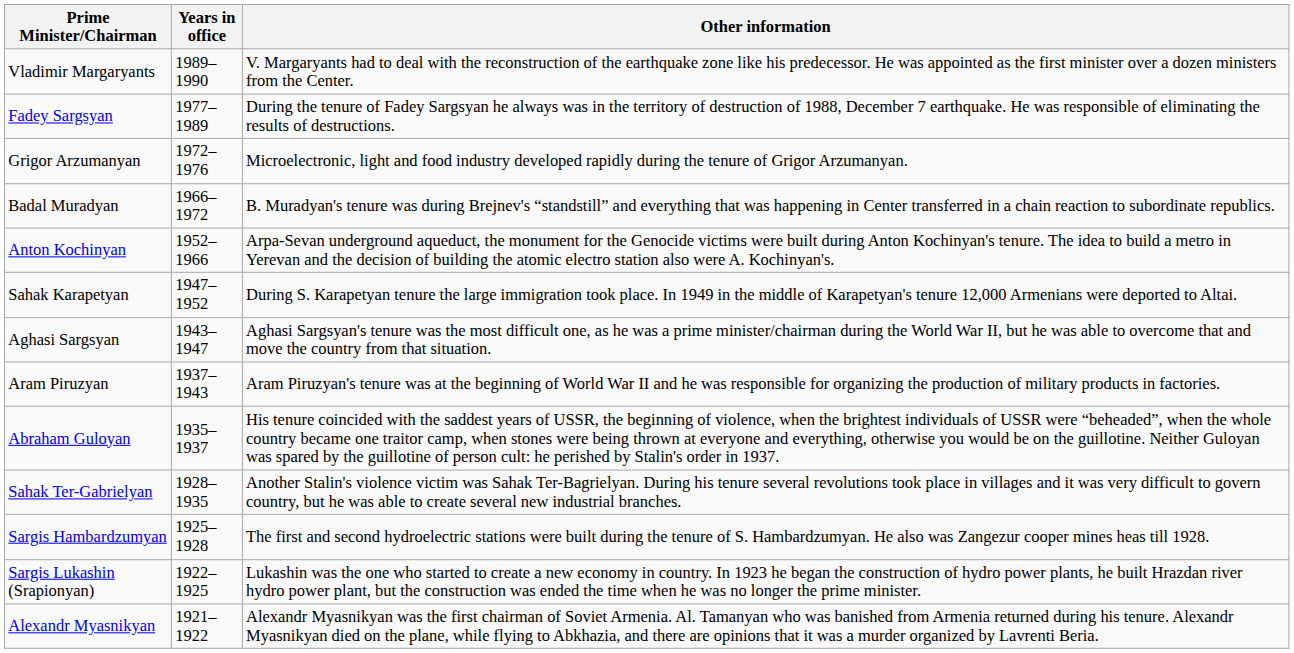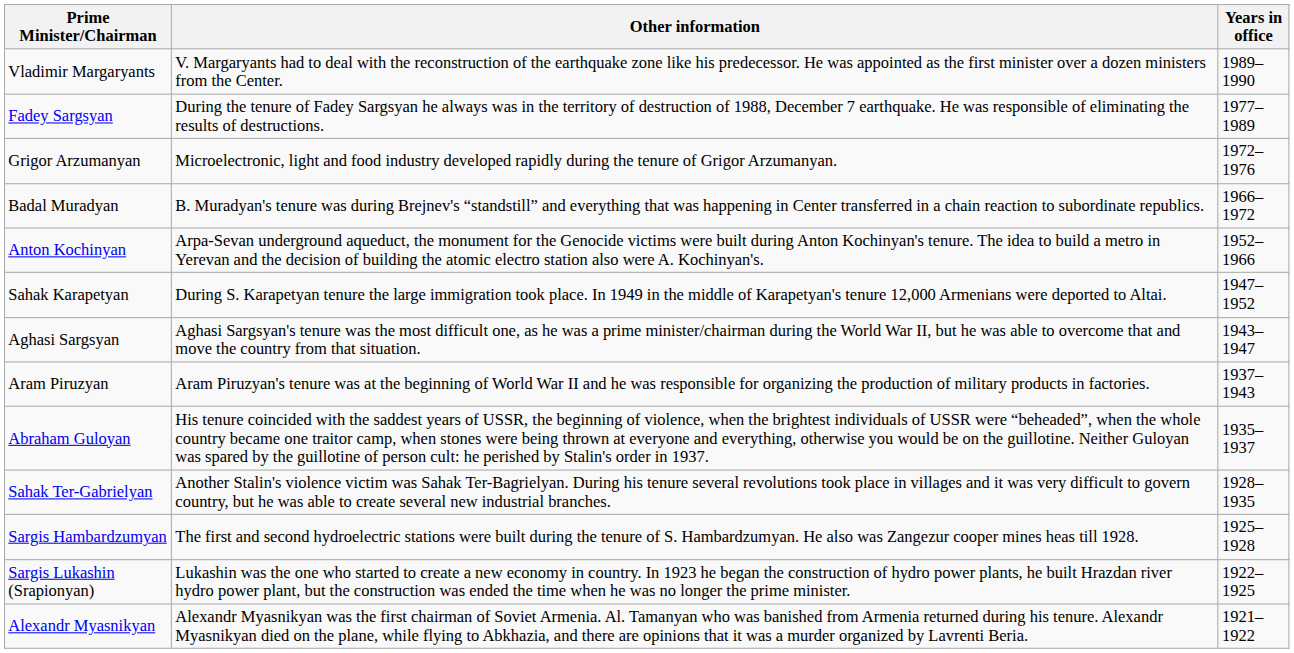columns swapped: (207, 26) <-> (766, 26)
